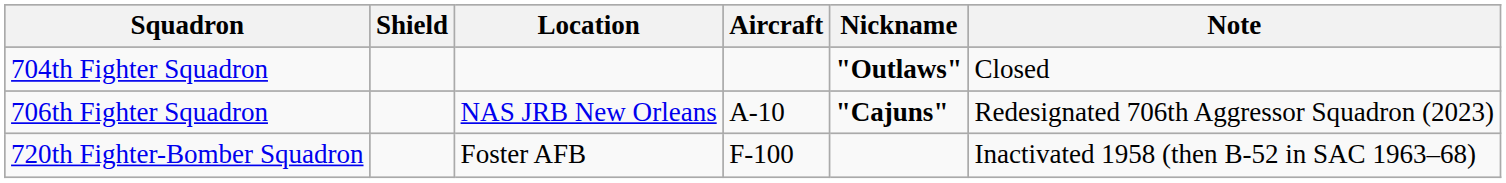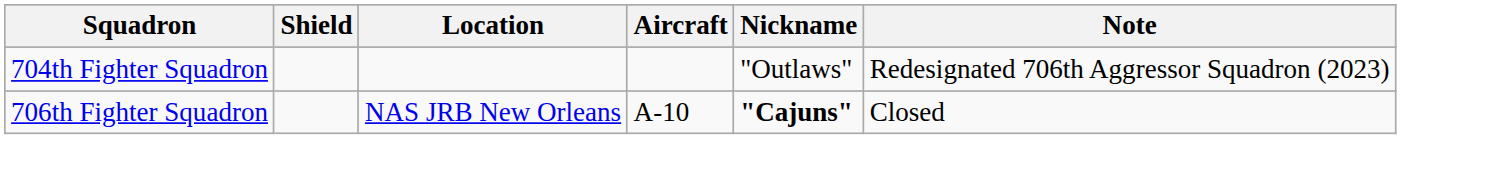(899, 68) bold -> (796, 68) normal
(1012, 68) Closed -> (1130, 68) Redesignated 706th Aggressor Squadron (2023)
(1234, 111) Redesignated 706th Aggressor Squadron (2023) -> (907, 111) Closed
- row: (187, 154)
